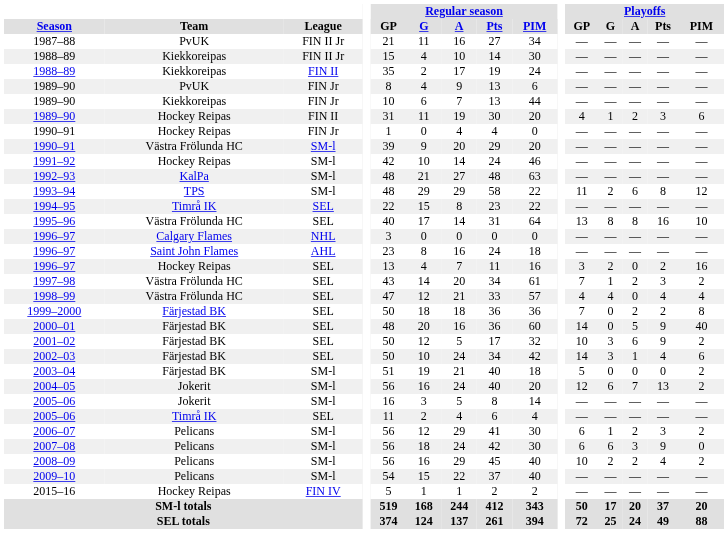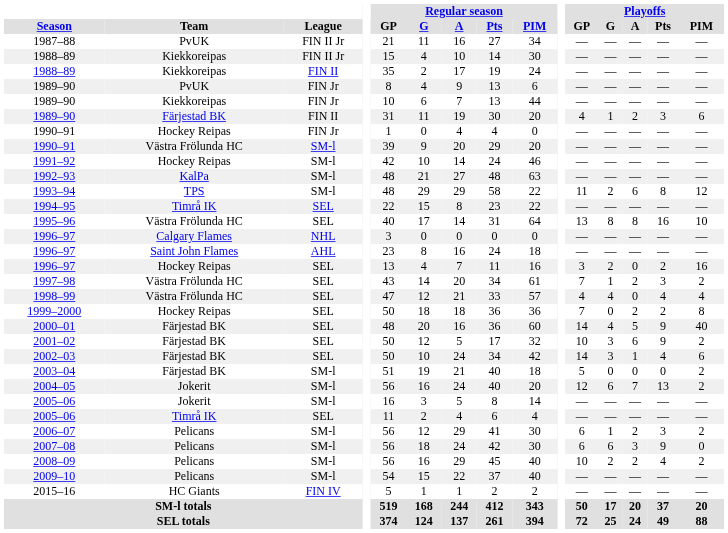(194, 116) Hockey Reipas -> (194, 116) Färjestad BK
(194, 311) Färjestad BK -> (194, 311) Hockey Reipas
(610, 326) 0 -> (610, 326) 4
(194, 491) Hockey Reipas -> (194, 491) HC Giants
